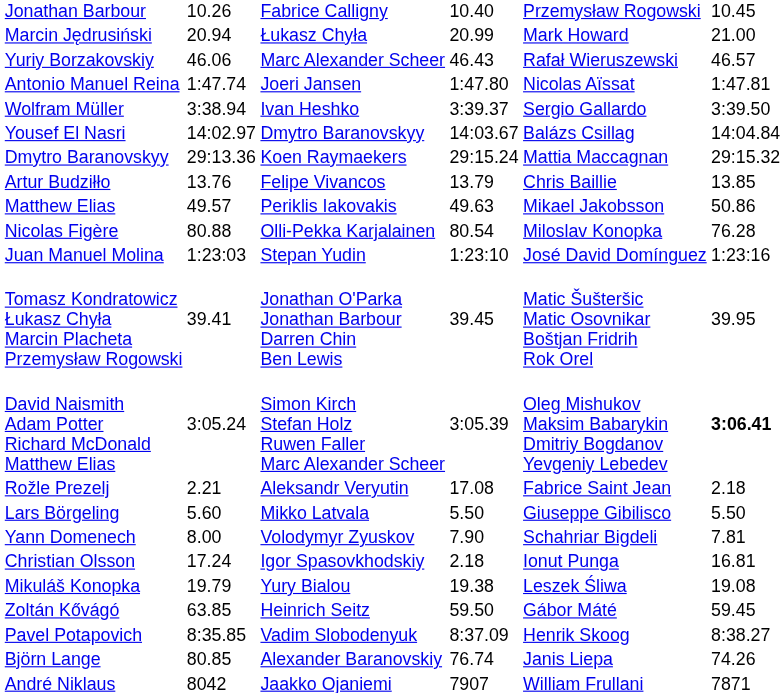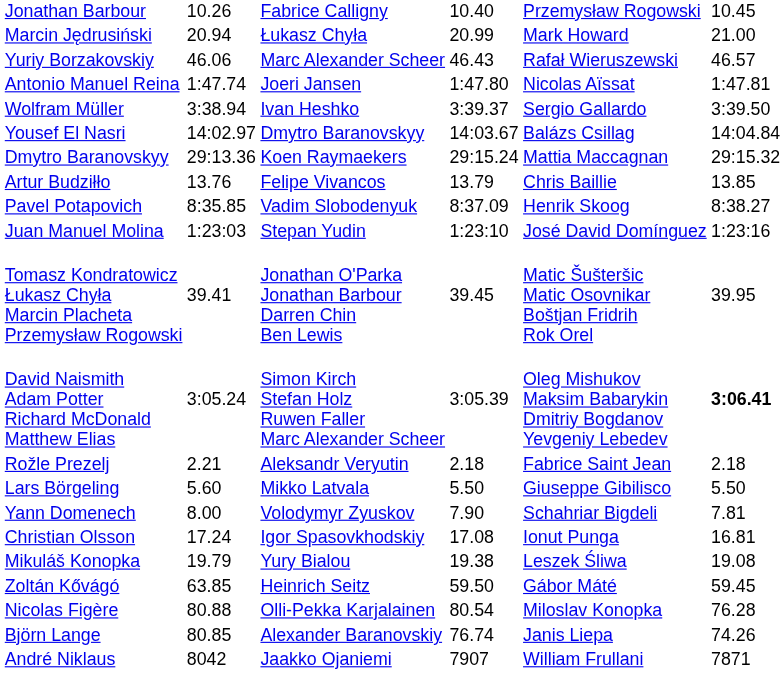- row: (60, 206)
rows swapped: (73, 635) <-> (62, 231)
(472, 488) 17.08 -> (467, 464) 2.18
(467, 561) 2.18 -> (472, 537) 17.08
